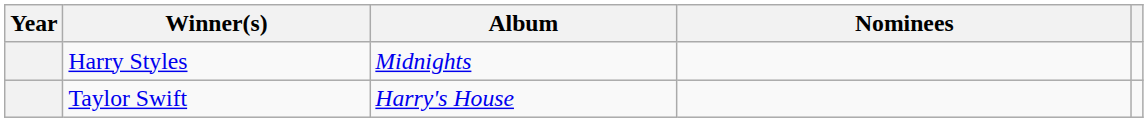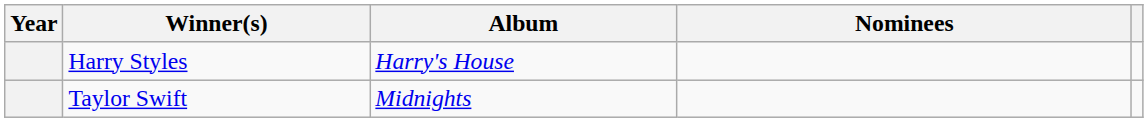(423, 60) Midnights -> (445, 60) Harry's House
(445, 98) Harry's House -> (423, 98) Midnights
